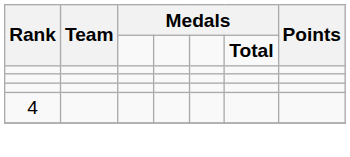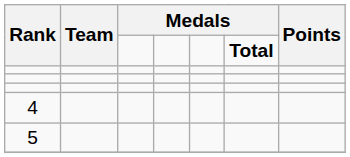+ row: (33, 138)
